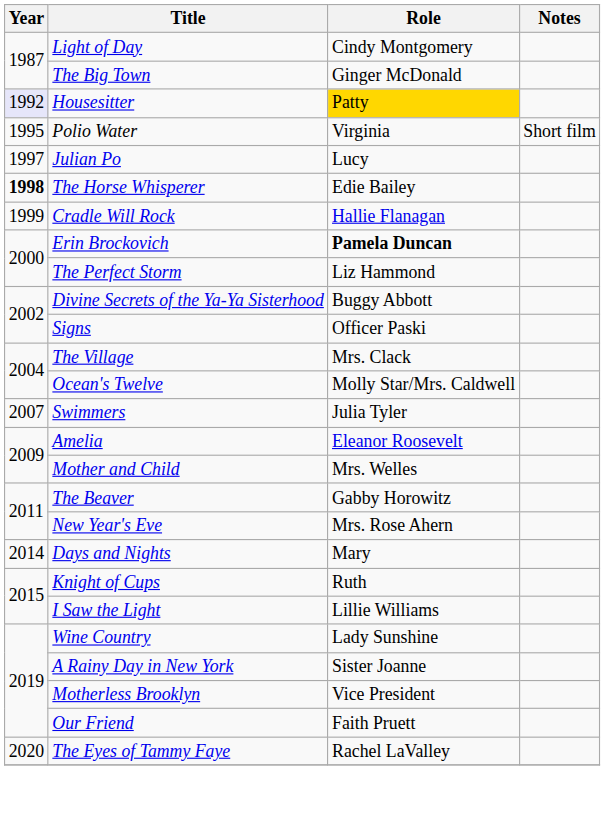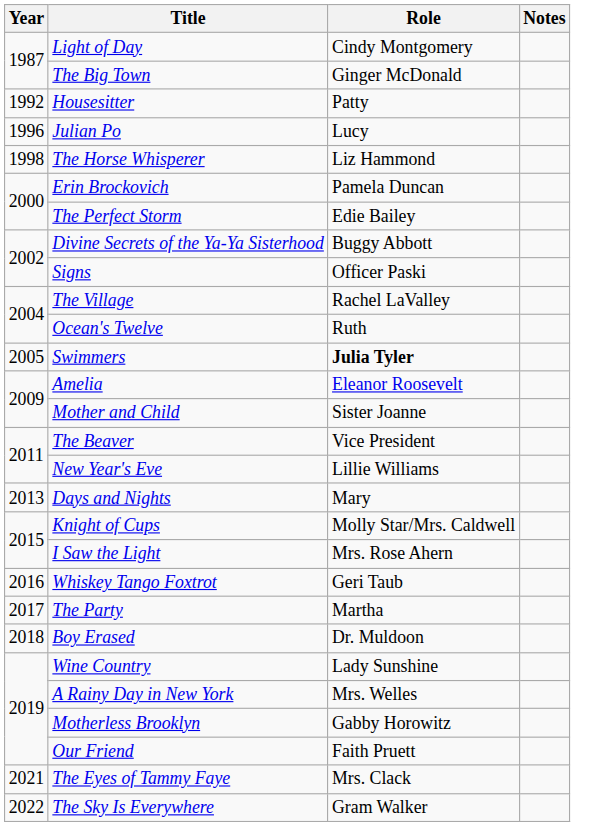(26, 103) lavender background -> (26, 103) no background
(350, 103) gold background -> (350, 103) no background
- row: (95, 131)
(26, 159) 1997 -> (26, 131) 1996
(26, 187) bold -> (26, 159) normal
(374, 187) Edie Bailey -> (384, 159) Liz Hammond
- row: (114, 215)
(392, 243) bold -> (388, 187) normal
(384, 272) Liz Hammond -> (374, 215) Edie Bailey
(372, 356) Mrs. Clack -> (391, 300) Rachel LaValley
(424, 384) Molly Star/Mrs. Caldwell -> (349, 328) Ruth
(26, 412) 2007 -> (26, 356) 2005
(369, 412) normal -> (373, 356) bold
(375, 469) Mrs. Welles -> (379, 412) Sister Joanne
(391, 497) Gabby Horowitz -> (384, 441) Vice President
(392, 525) Mrs. Rose Ahern -> (386, 469) Lillie Williams
(26, 553) 2014 -> (26, 497) 2013
(349, 581) Ruth -> (424, 525) Molly Star/Mrs. Caldwell
(386, 610) Lillie Williams -> (392, 553) Mrs. Rose Ahern
+ row: (135, 581)
+ row: (88, 610)
+ row: (94, 638)
(379, 666) Sister Joanne -> (375, 694) Mrs. Welles
(384, 694) Vice President -> (391, 722) Gabby Horowitz
(26, 750) 2020 -> (26, 779) 2021
(391, 750) Rachel LaValley -> (372, 779) Mrs. Clack
+ row: (133, 807)
